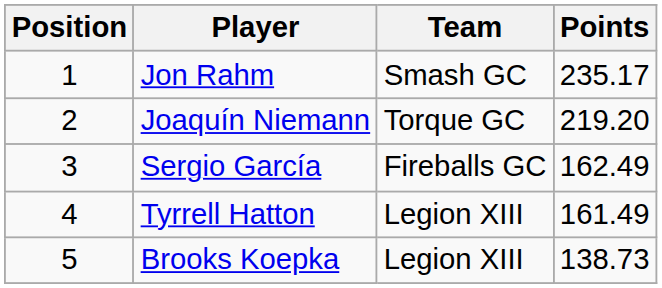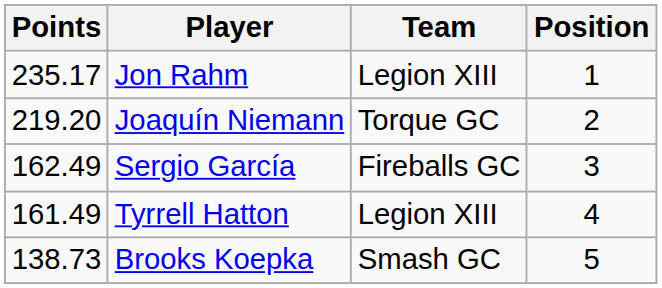columns swapped: (69, 27) <-> (605, 27)
(455, 74) Smash GC -> (428, 74) Legion XIII
(454, 259) Legion XIII -> (429, 259) Smash GC
